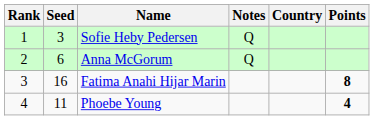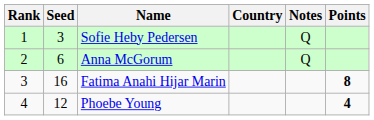columns swapped: (297, 15) <-> (249, 15)
(60, 103) 11 -> (60, 103) 12
